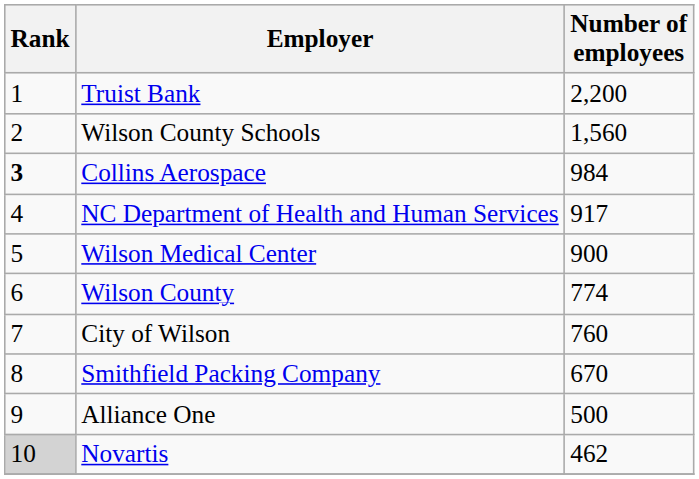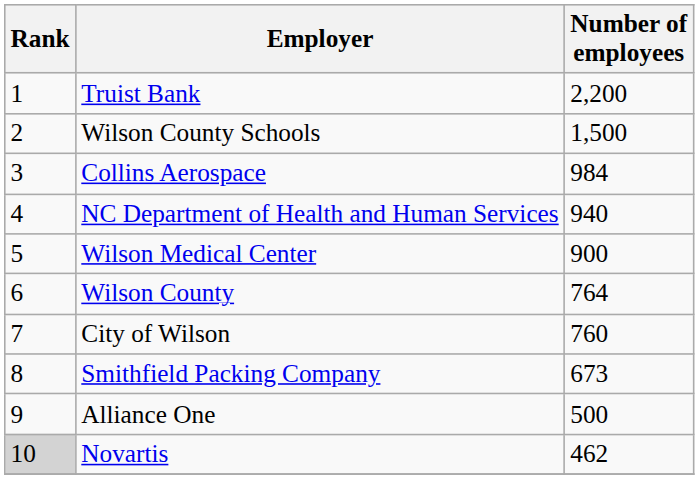(599, 133) 1,560 -> (599, 133) 1,500
(17, 173) bold -> (17, 173) normal
(589, 213) 917 -> (589, 213) 940
(589, 293) 774 -> (589, 293) 764
(589, 373) 670 -> (589, 373) 673
